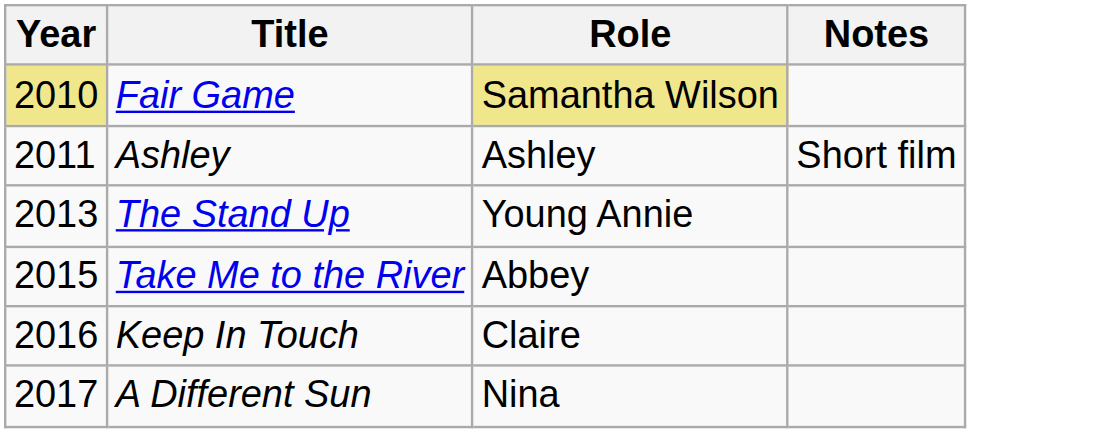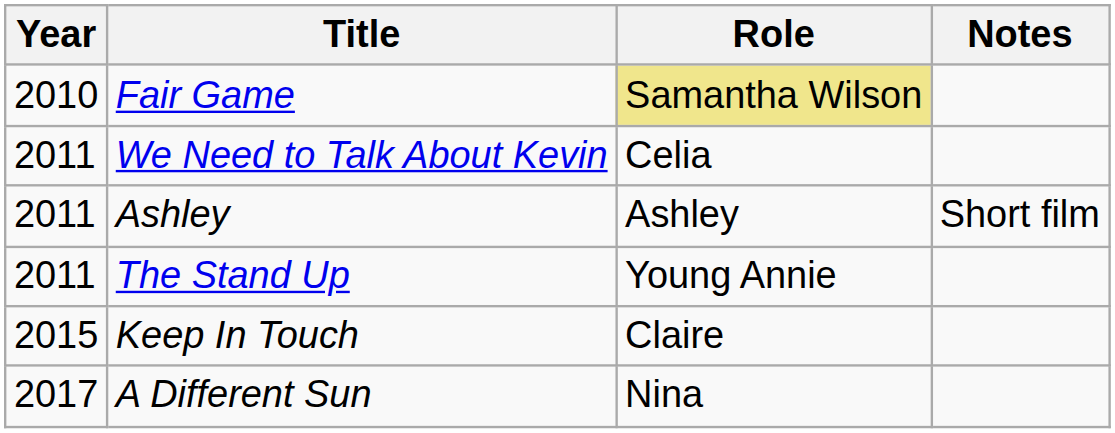(56, 94) khaki background -> (56, 94) no background
+ row: (362, 154)
(56, 214) 2013 -> (55, 275) 2011
- row: (290, 275)
(56, 335) 2016 -> (56, 335) 2015
